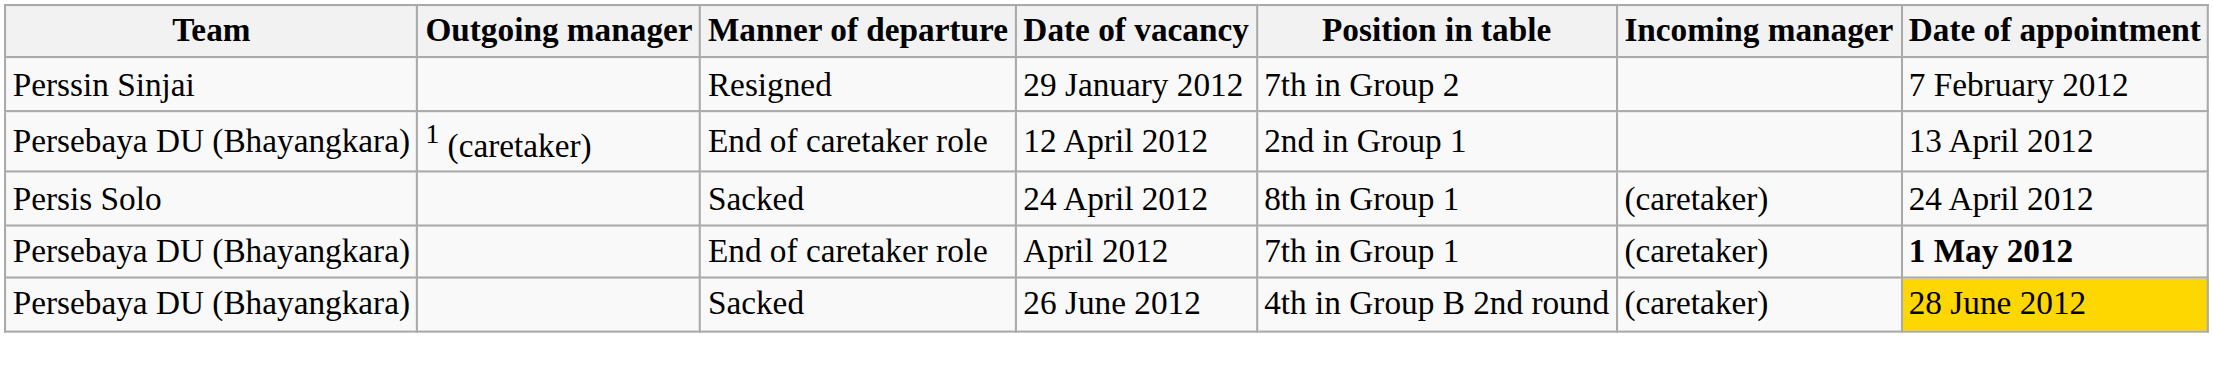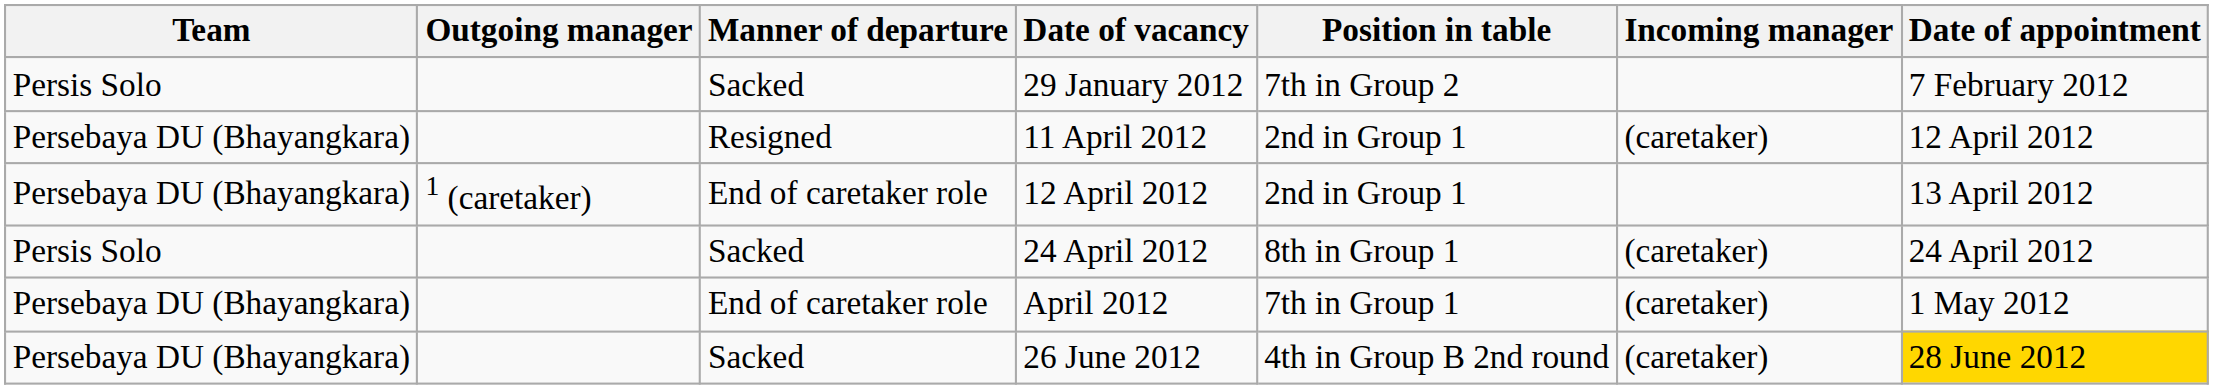(104, 83) Perssin Sinjai -> (87, 83) Persis Solo
(770, 83) Resigned -> (756, 83) Sacked
+ row: (1115, 136)
(1991, 251) bold -> (1989, 303) normal
